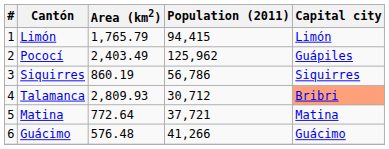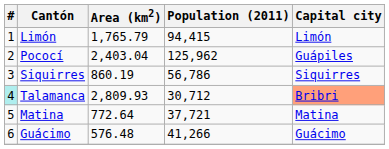(120, 56) 2,403.49 -> (120, 56) 2,403.04
(11, 95) no background -> (11, 95) paleturquoise background
